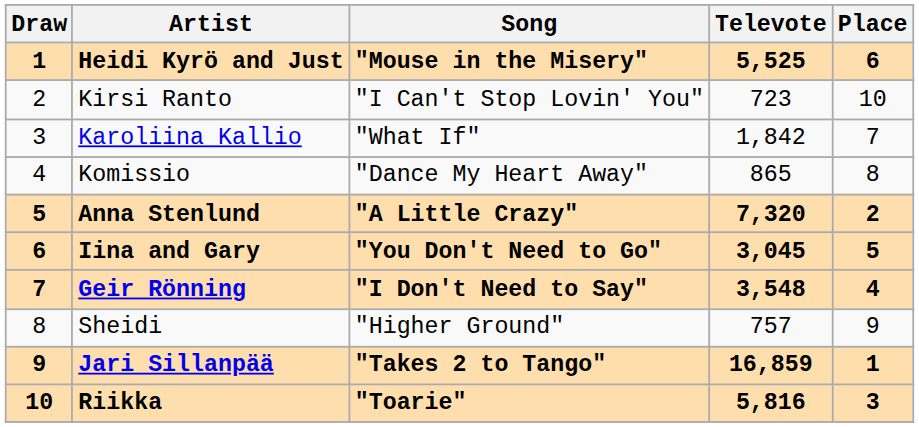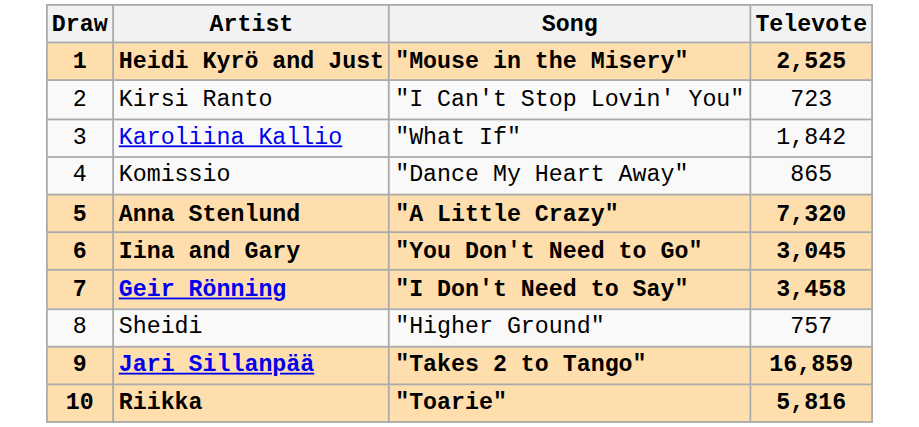- column: (873, 24)
(771, 62) 5,525 -> (811, 62) 2,525
(771, 289) 3,548 -> (811, 289) 3,458
